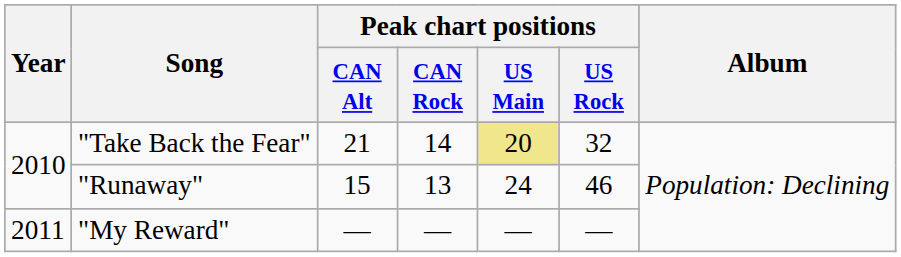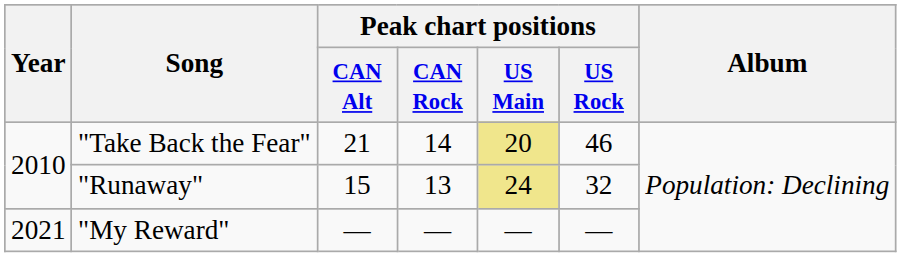(599, 142) 32 -> (599, 142) 46
(518, 186) no background -> (518, 186) khaki background
(599, 186) 46 -> (599, 186) 32
(38, 229) 2011 -> (38, 229) 2021
